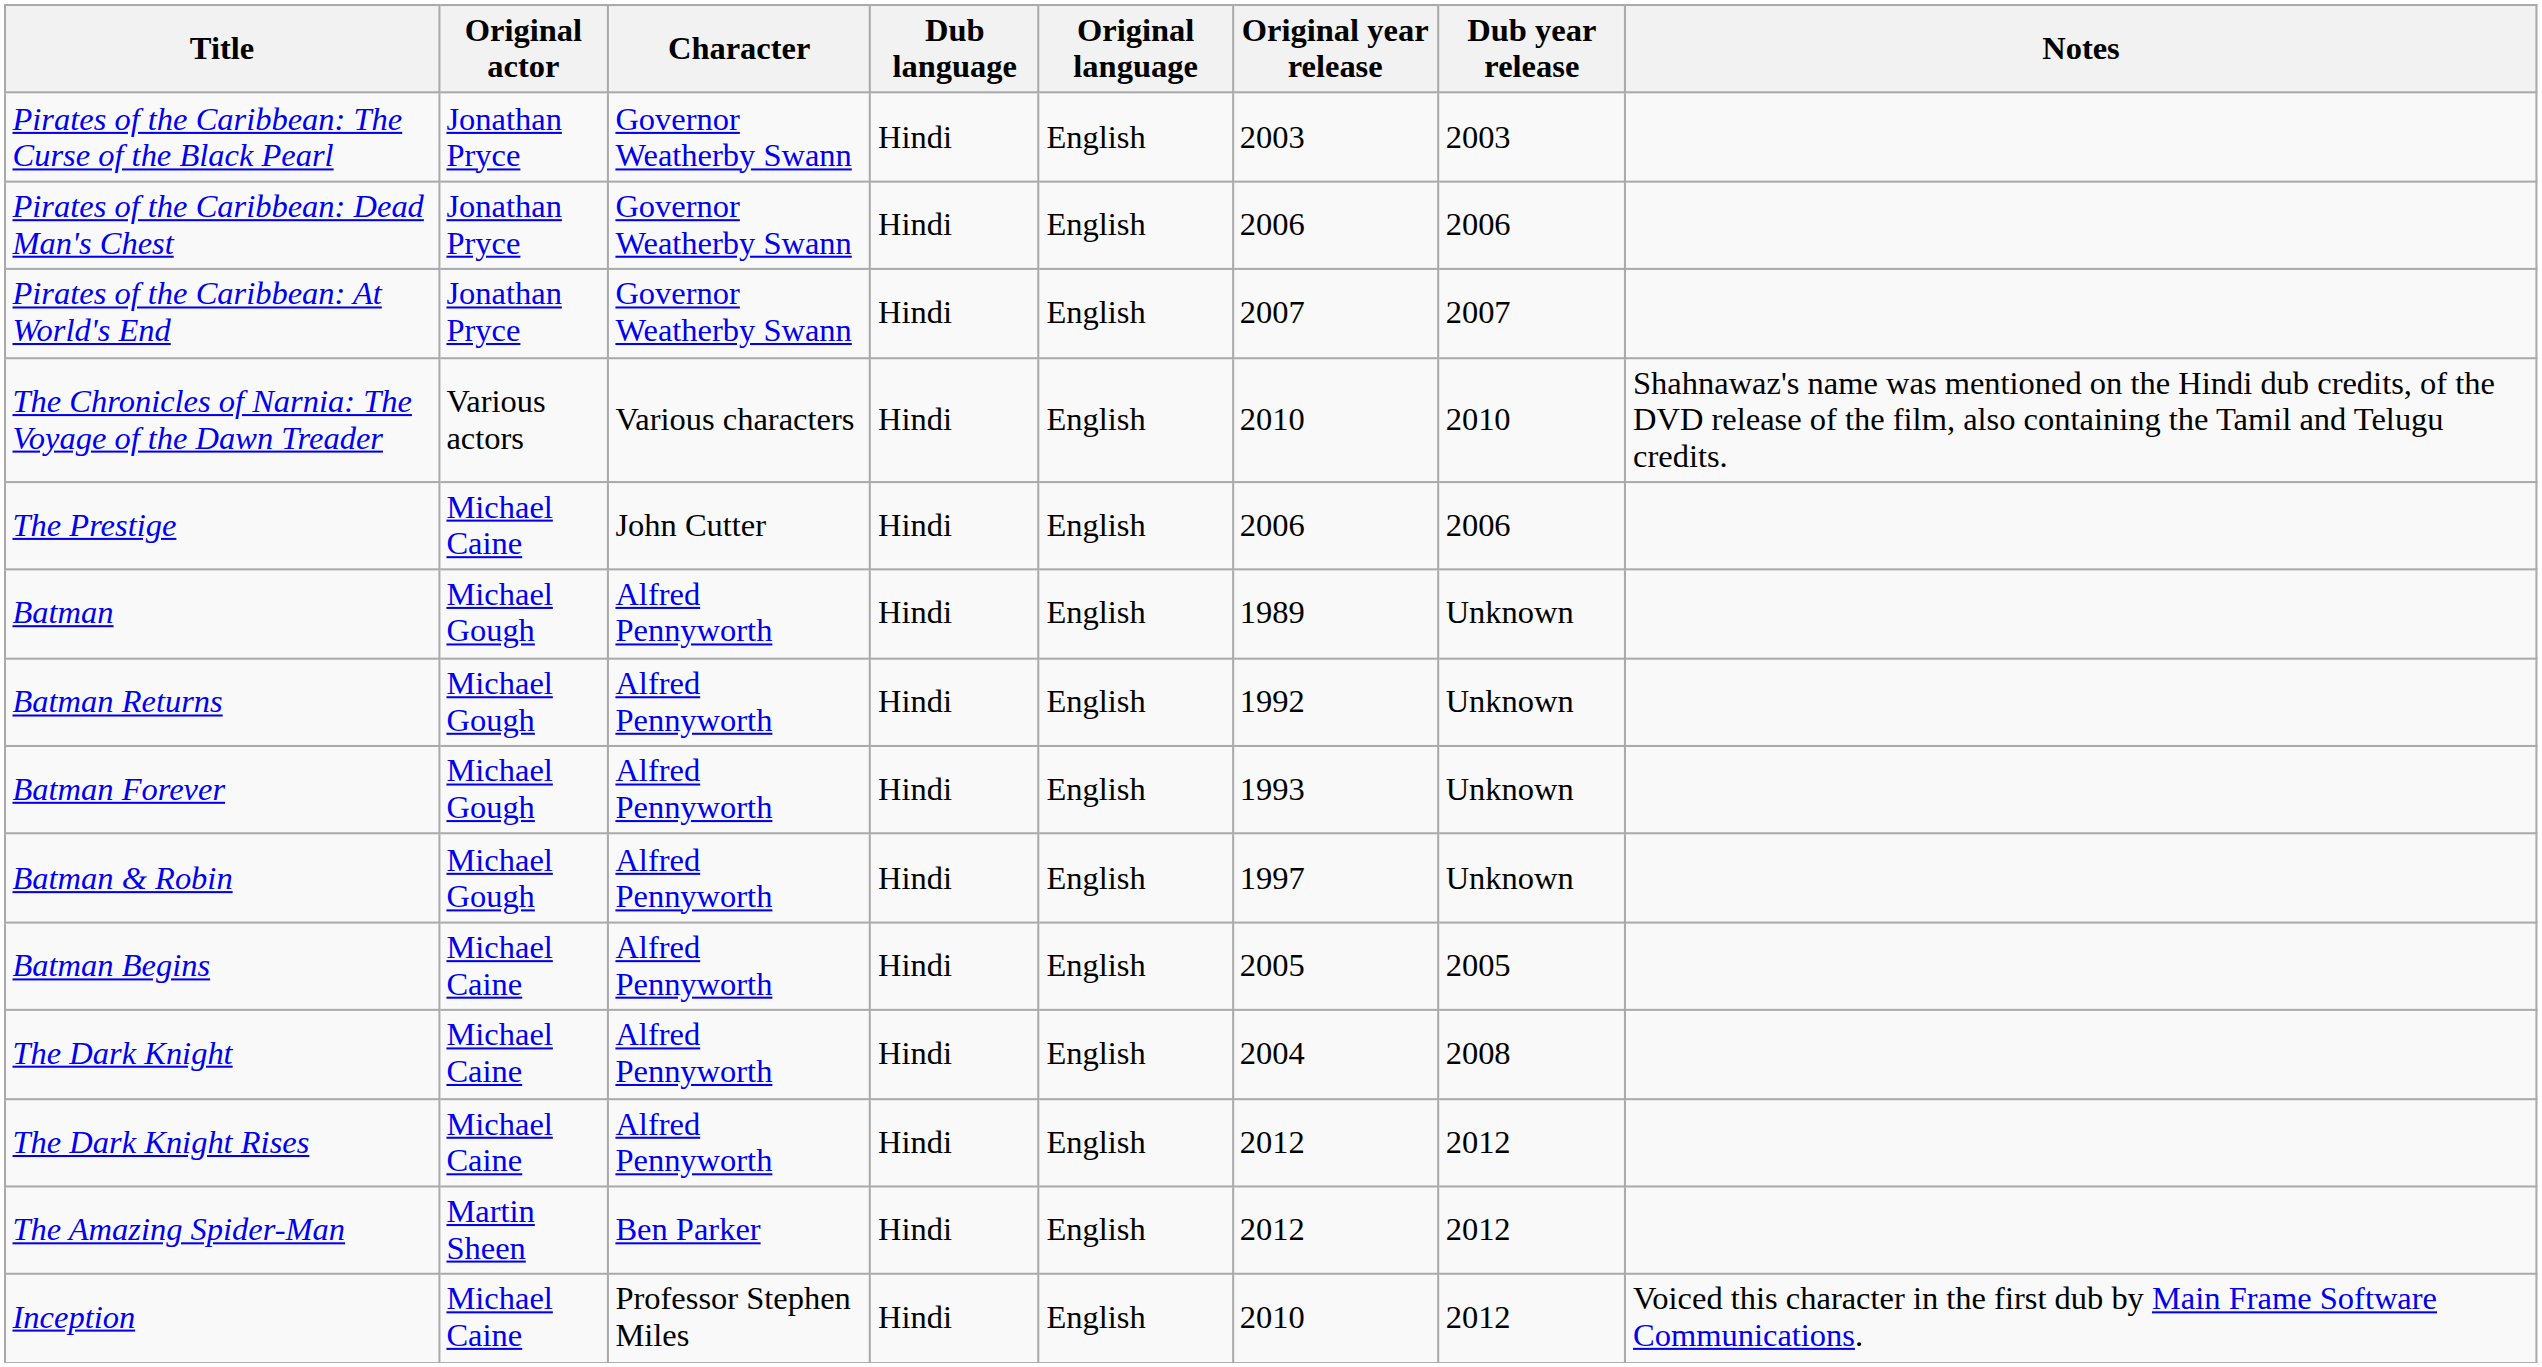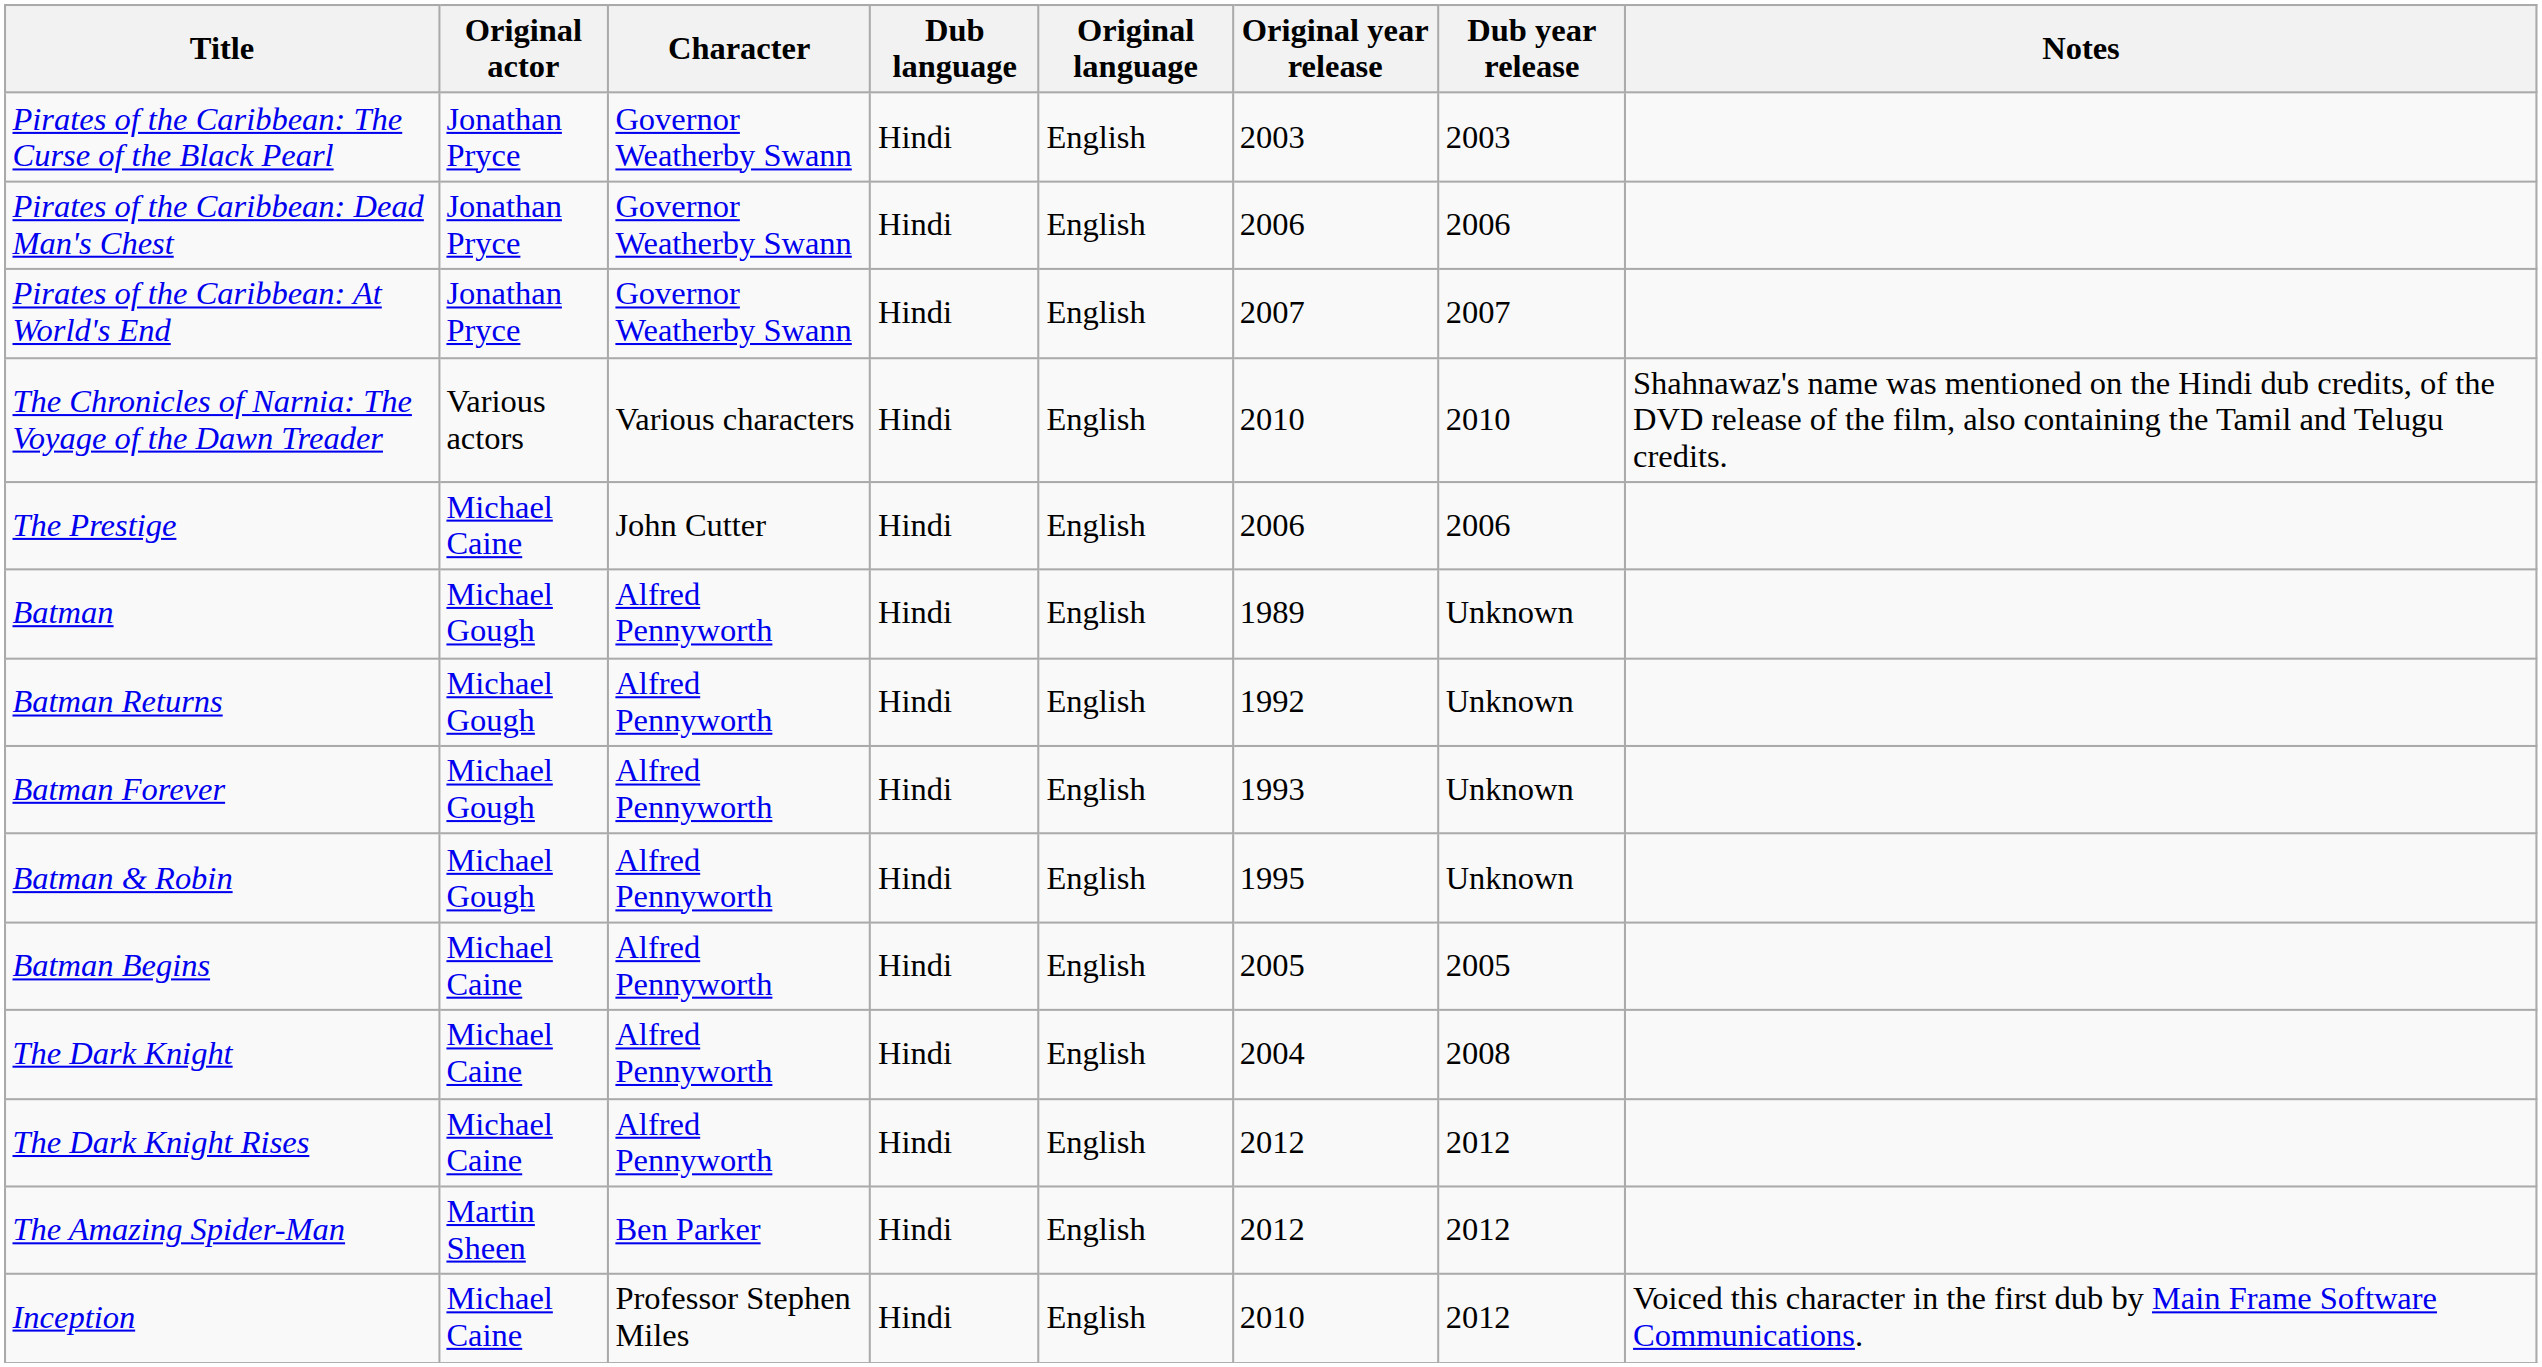(1272, 877) 1997 -> (1272, 877) 1995
